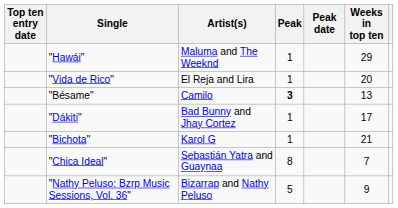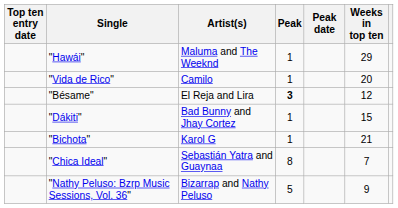(217, 79) El Reja and Lira -> (197, 79) Camilo
(197, 95) Camilo -> (217, 95) El Reja and Lira
(367, 95) 13 -> (367, 95) 12
(367, 117) 17 -> (367, 117) 15
